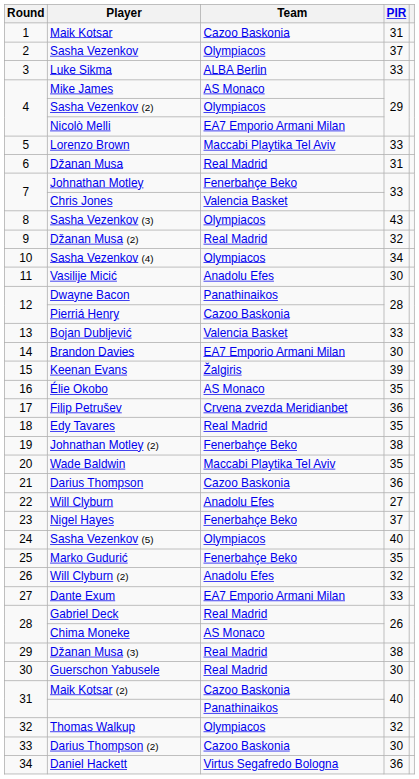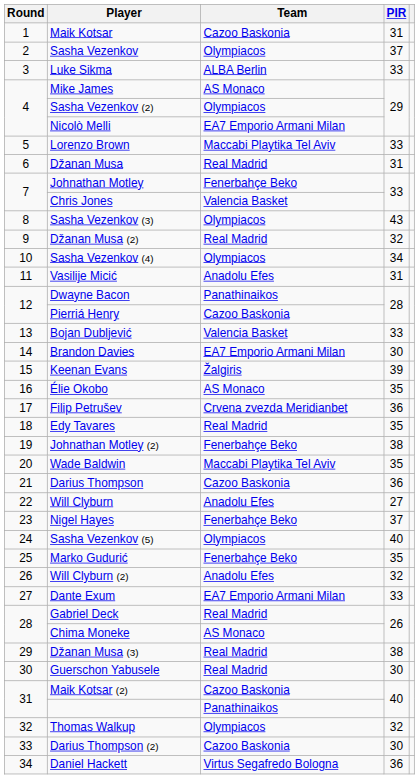(396, 276) 30 -> (396, 276) 31
